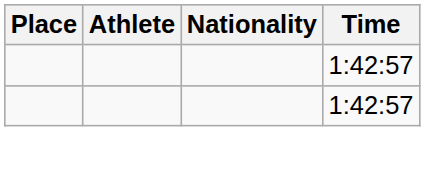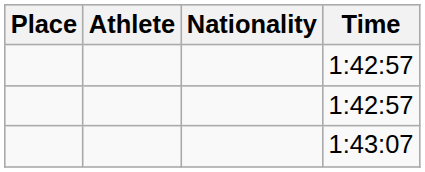+ row: (44, 146)
